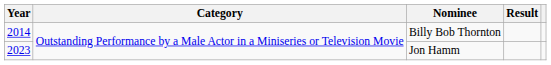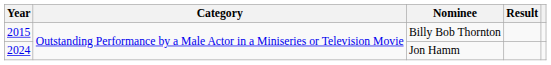(19, 32) 2014 -> (19, 32) 2015
(19, 50) 2023 -> (19, 50) 2024
